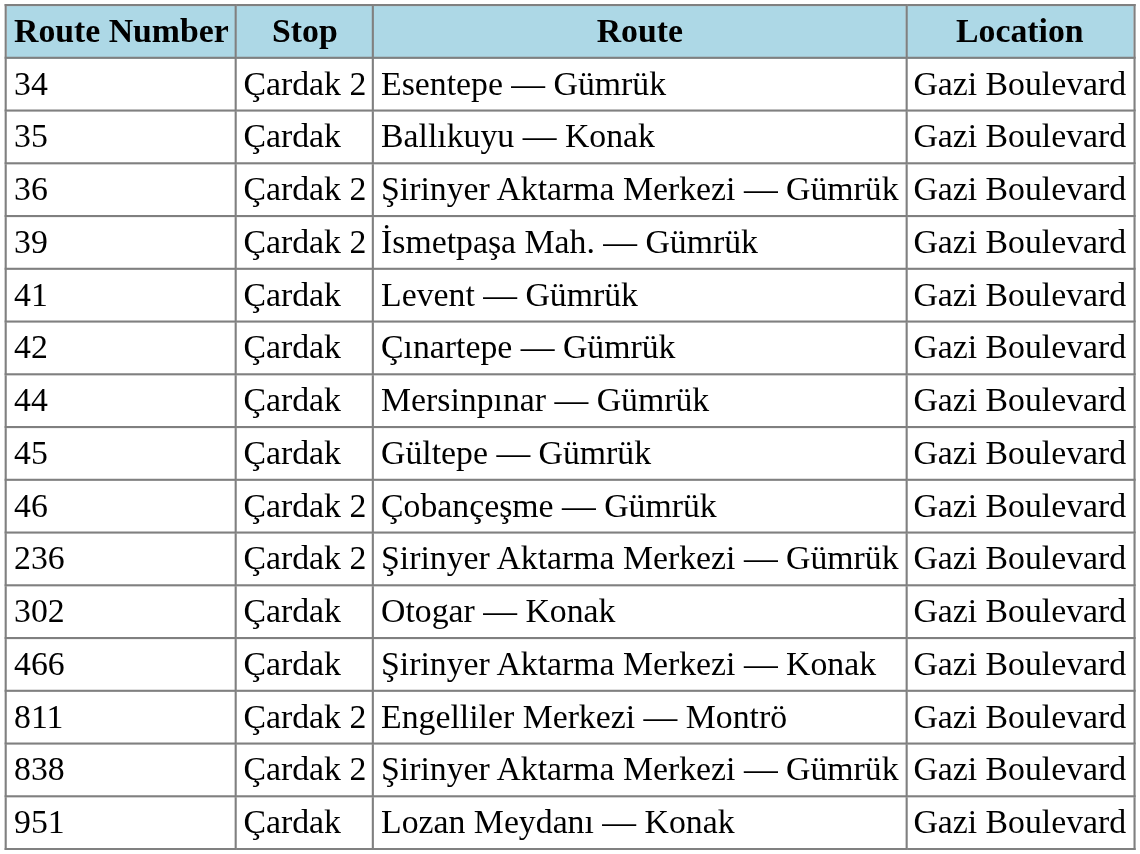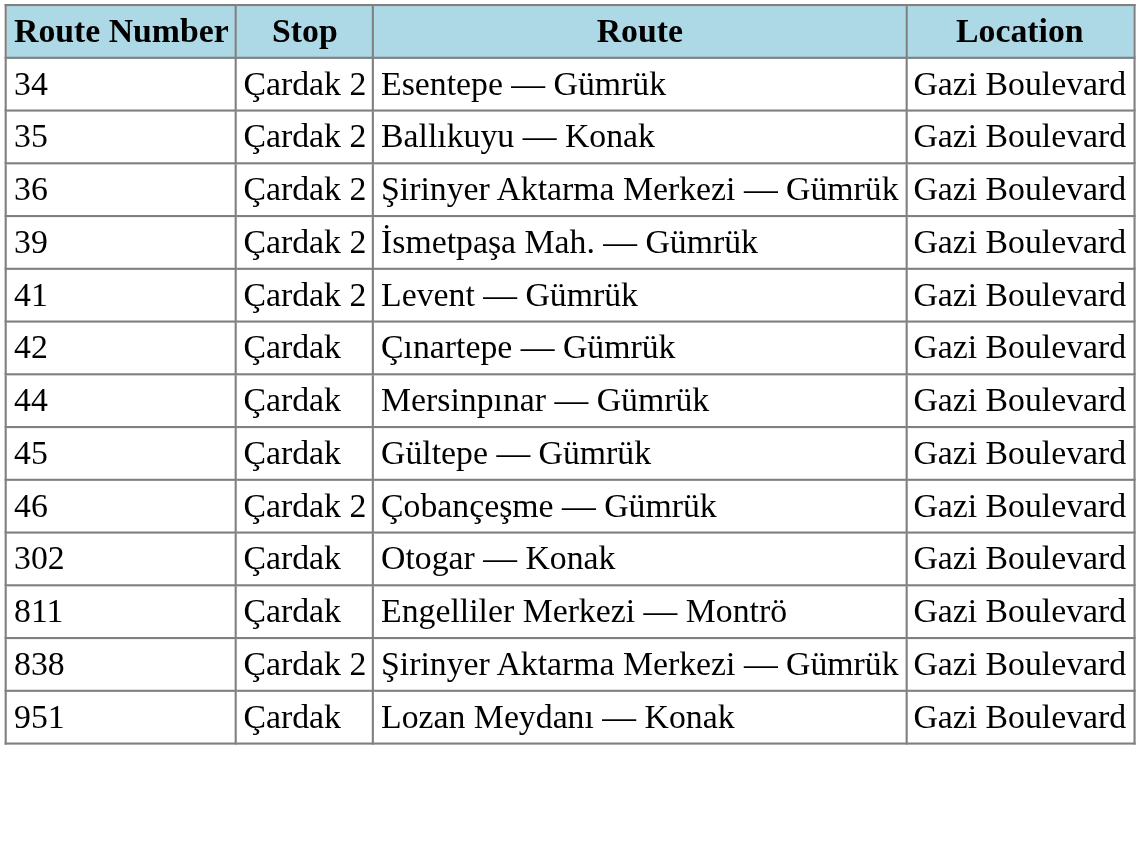(292, 136) Çardak -> (305, 136) Çardak 2
(292, 294) Çardak -> (305, 294) Çardak 2
- row: (39, 558)
- row: (39, 663)
(305, 716) Çardak 2 -> (292, 611) Çardak
